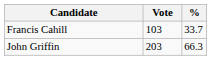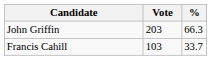rows swapped: (33, 47) <-> (37, 30)
